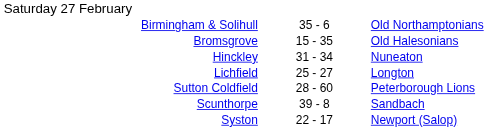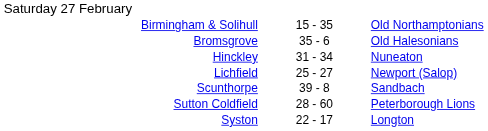(314, 25) 35 - 6 -> (314, 25) 15 - 35
(314, 41) 15 - 35 -> (314, 41) 35 - 6
(392, 73) Longton -> (414, 73) Newport (Salop)
rows swapped: (227, 104) <-> (216, 88)
(414, 120) Newport (Salop) -> (392, 120) Longton
